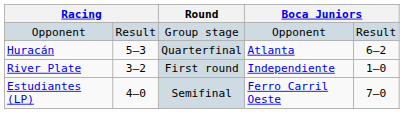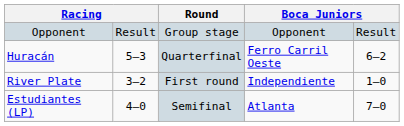(271, 50) Atlanta -> (288, 56) Ferro Carril Oeste
(288, 93) Ferro Carril Oeste -> (271, 106) Atlanta
